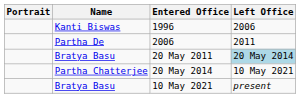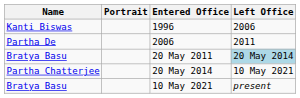columns swapped: (28, 12) <-> (101, 12)
